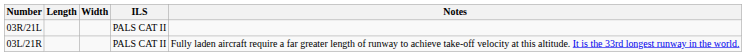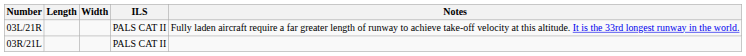rows swapped: (24, 43) <-> (24, 28)
